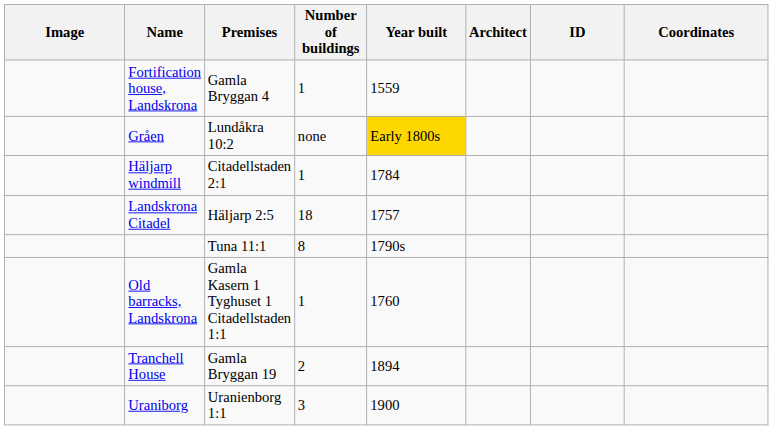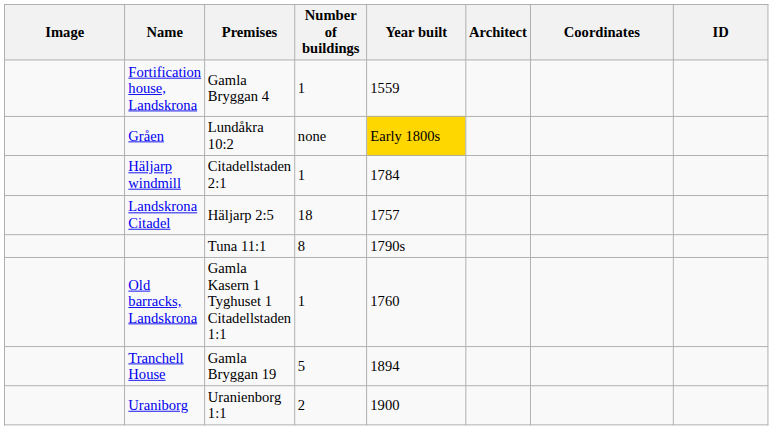columns swapped: (696, 32) <-> (577, 32)
(301, 366) 2 -> (301, 366) 5
(301, 405) 3 -> (301, 405) 2
